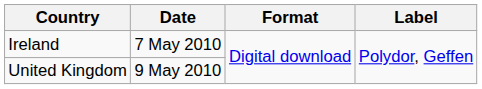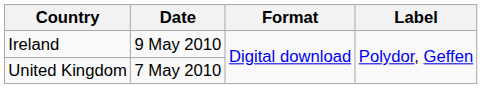(178, 44) 7 May 2010 -> (178, 44) 9 May 2010
(178, 70) 9 May 2010 -> (178, 70) 7 May 2010
